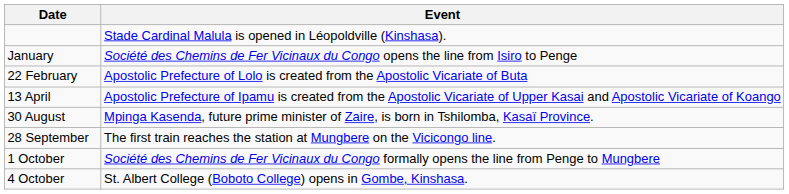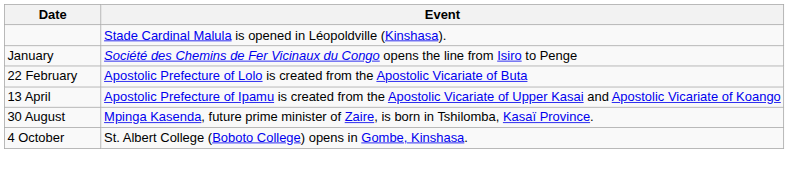- row: (48, 138)
- row: (36, 158)
